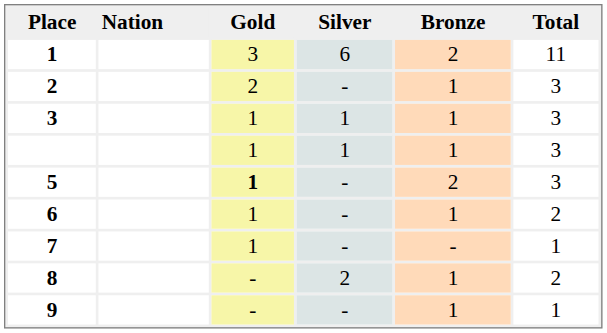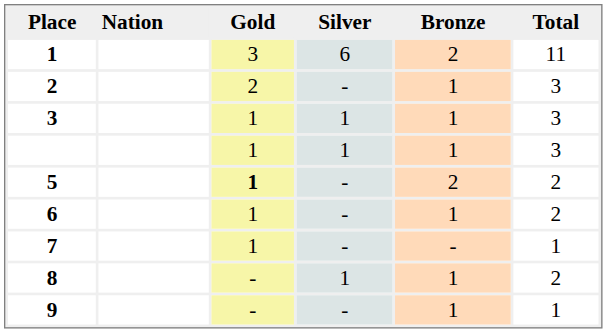(556, 182) 3 -> (556, 182) 2
(345, 277) 2 -> (345, 277) 1
